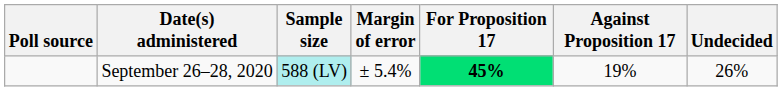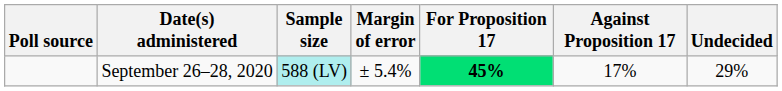(620, 70) 19% -> (620, 70) 17%
(732, 70) 26% -> (732, 70) 29%
